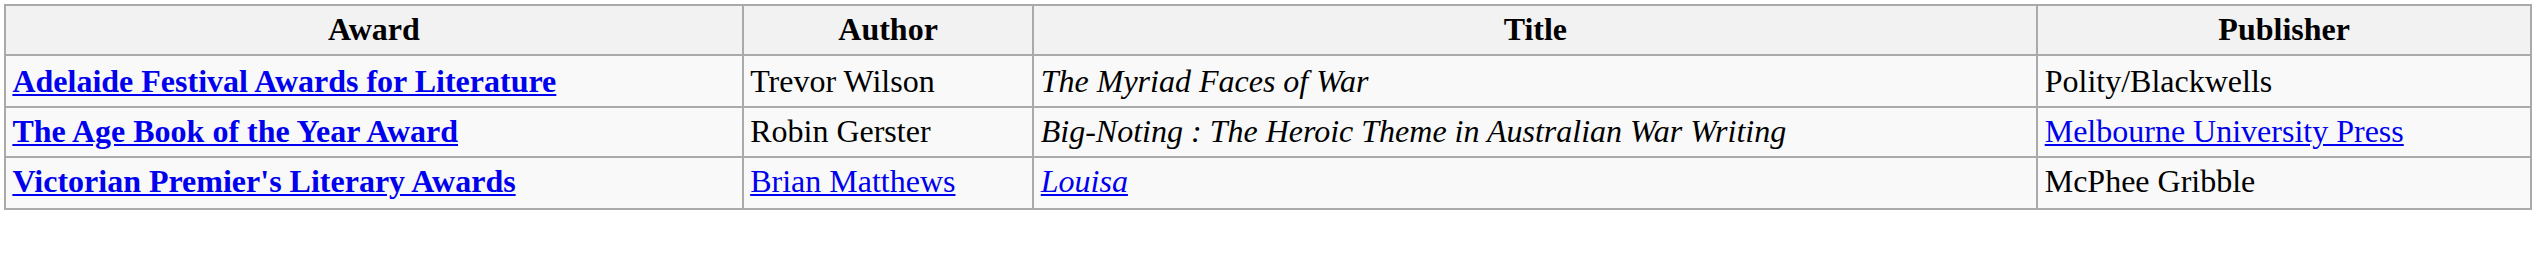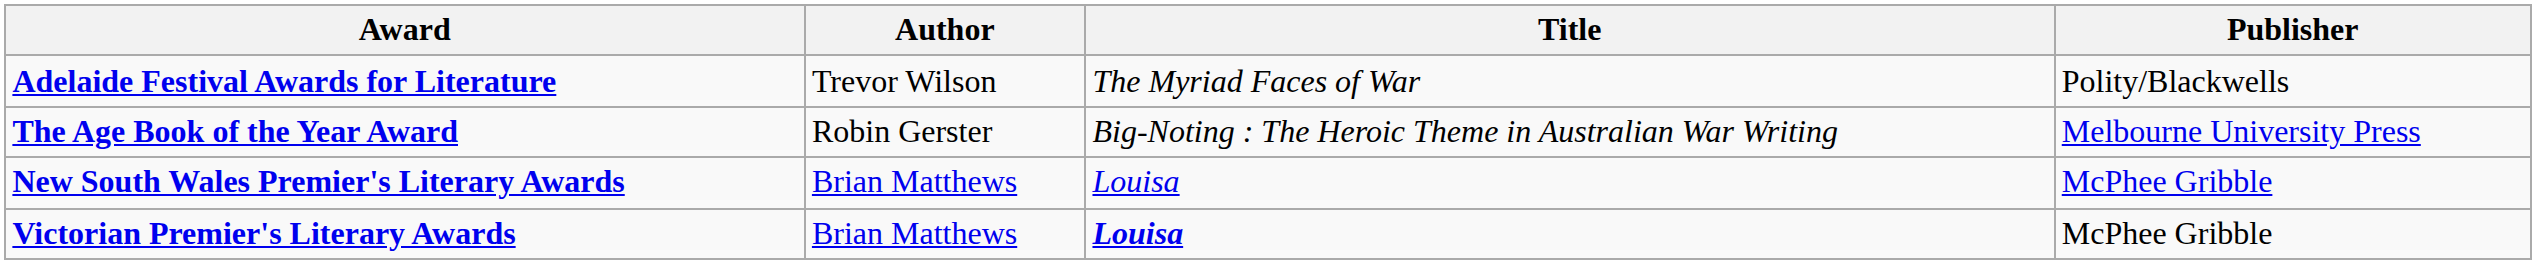+ row: (319, 182)
(1084, 182) normal -> (1138, 232) bold
